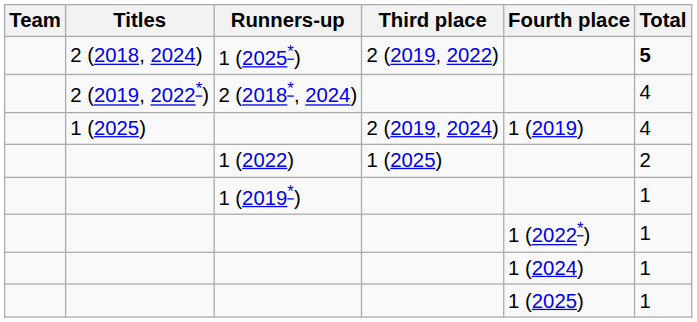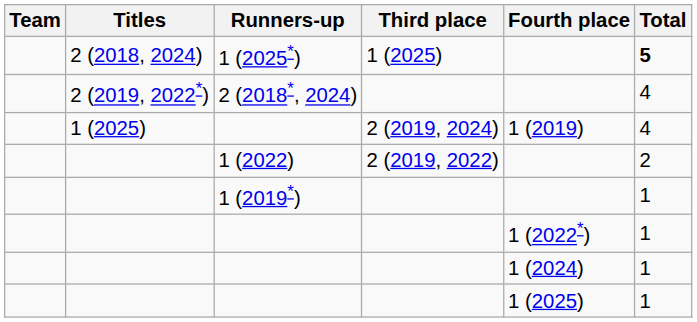(433, 55) 2 (2019, 2022) -> (404, 55) 1 (2025)
(404, 160) 1 (2025) -> (433, 160) 2 (2019, 2022)
